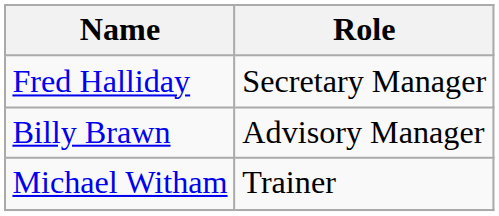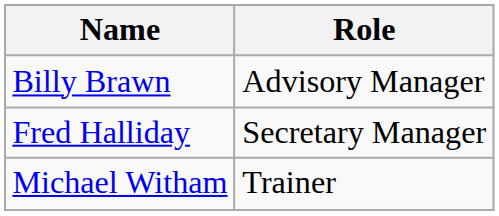rows swapped: (101, 81) <-> (91, 132)
